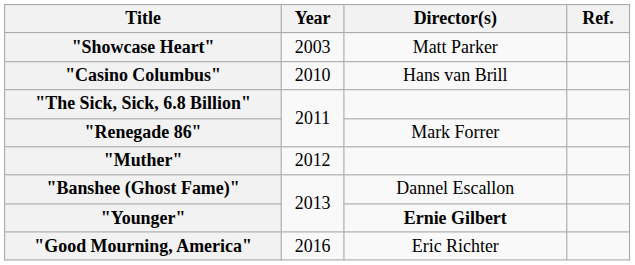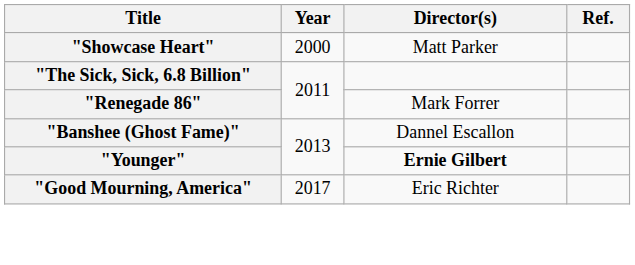(313, 47) 2003 -> (313, 47) 2000
- row: (143, 75)
- row: (143, 160)
(313, 246) 2016 -> (313, 189) 2017
